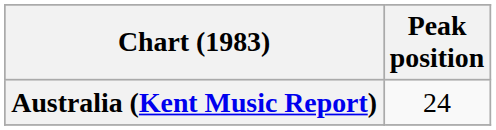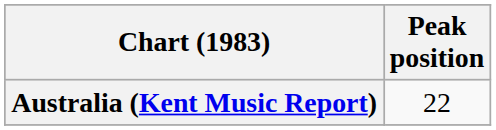(437, 102) 24 -> (437, 102) 22
